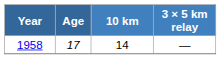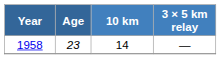(73, 45) 17 -> (73, 45) 23
